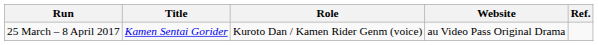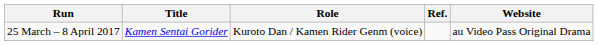columns swapped: (496, 13) <-> (581, 13)
